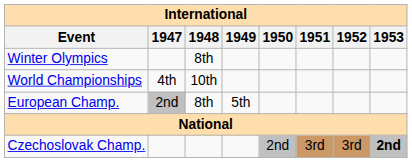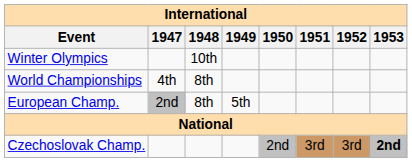(204, 59) 8th -> (204, 59) 10th
(204, 80) 10th -> (204, 80) 8th
